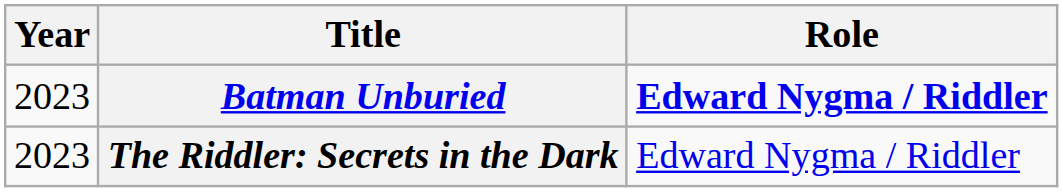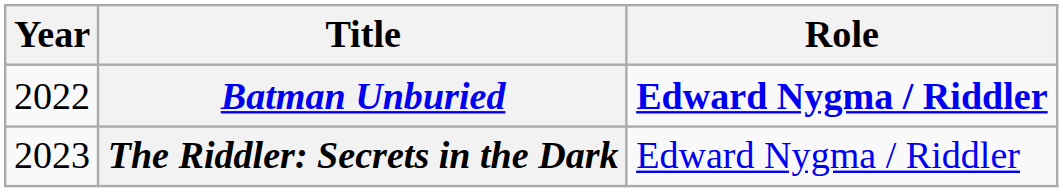(52, 95) 2023 -> (52, 95) 2022
